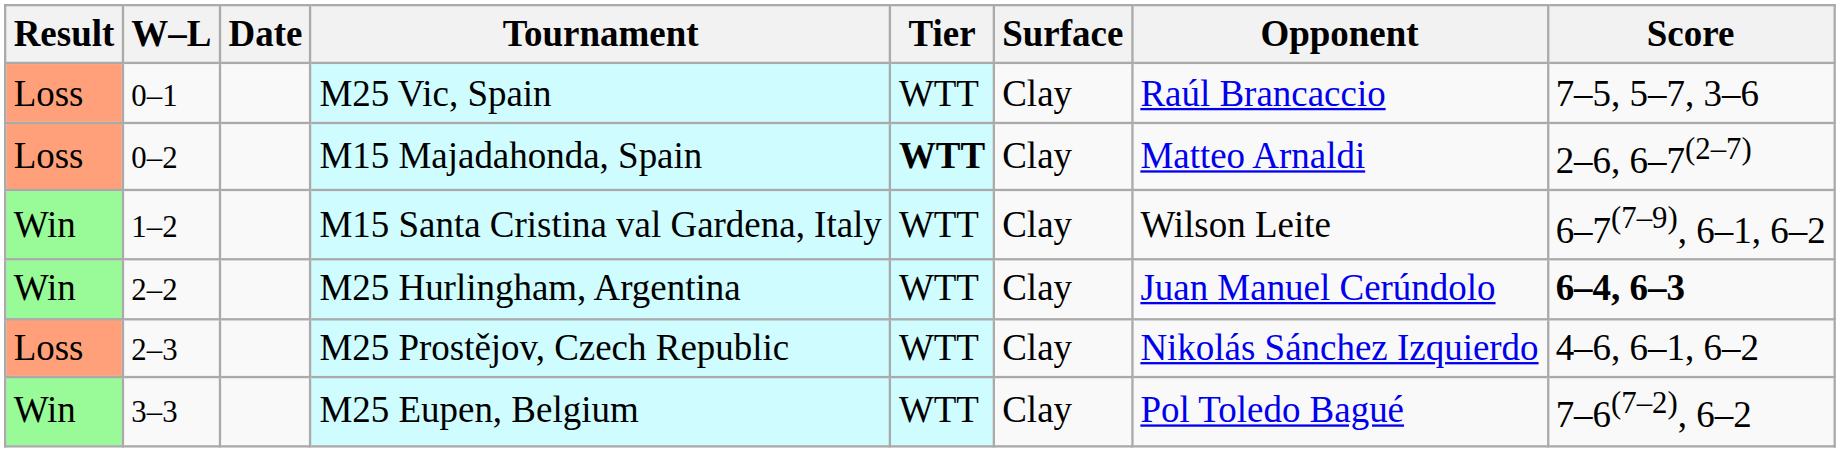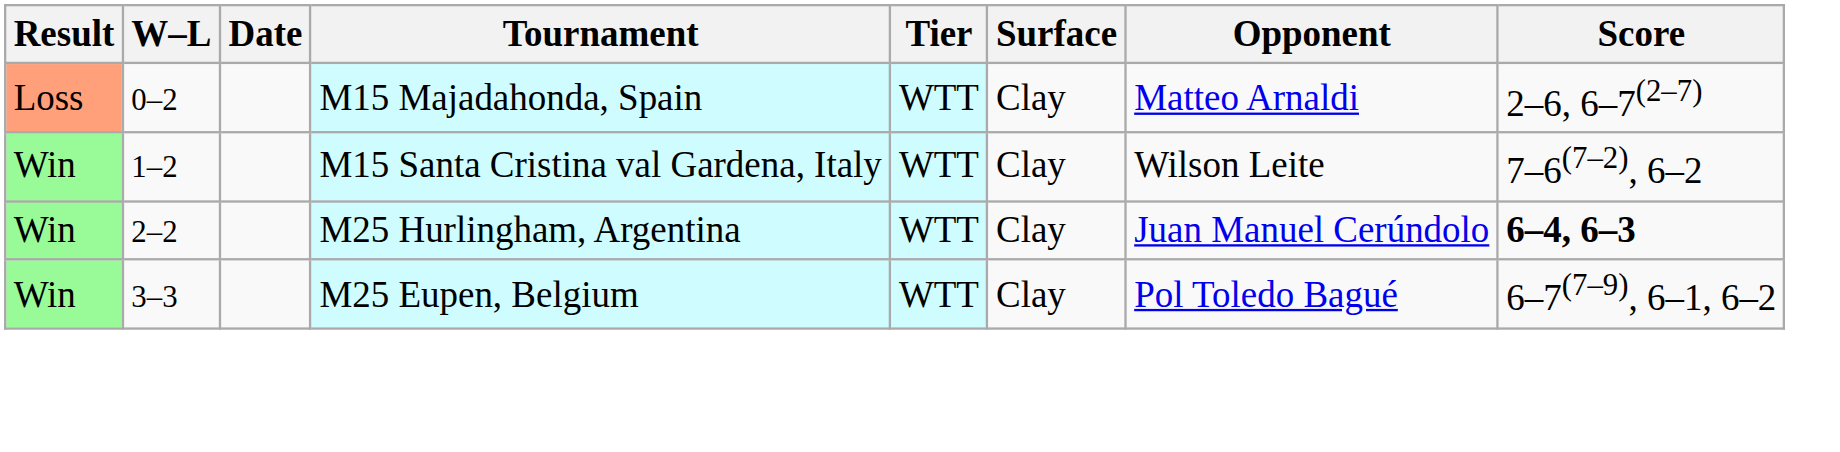- row: (436, 92)
(942, 156) bold -> (939, 97) normal
(1691, 224) 6–7(7–9), 6–1, 6–2 -> (1604, 166) 7–6(7–2), 6–2
- row: (554, 346)
(1654, 410) 7–6(7–2), 6–2 -> (1641, 293) 6–7(7–9), 6–1, 6–2
